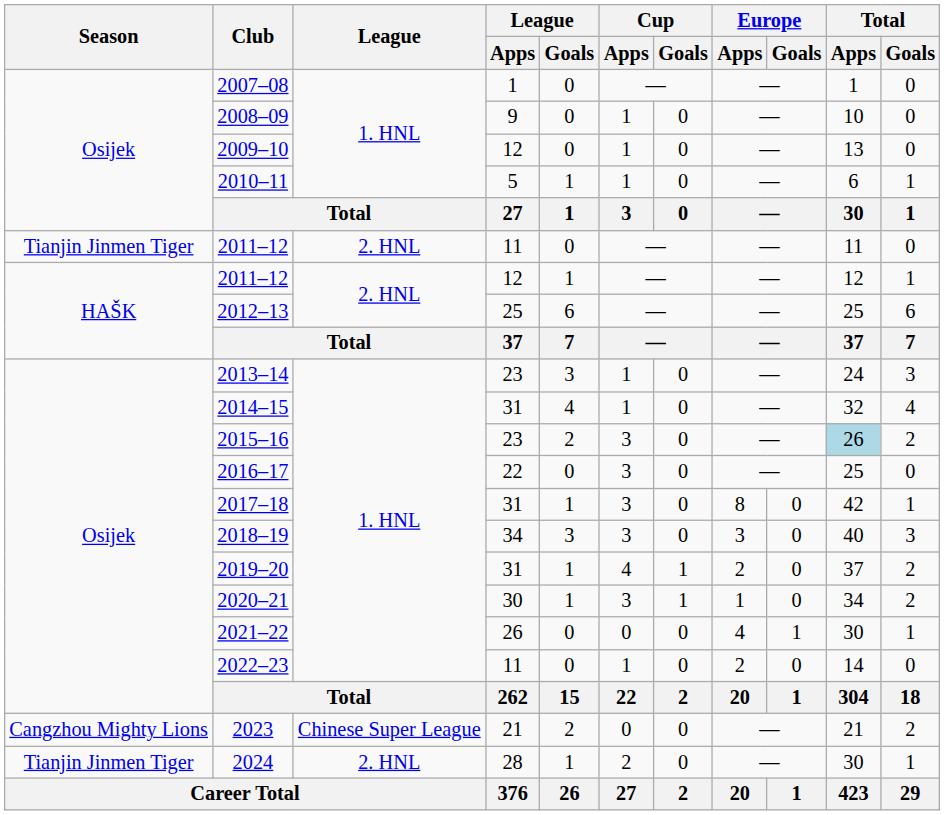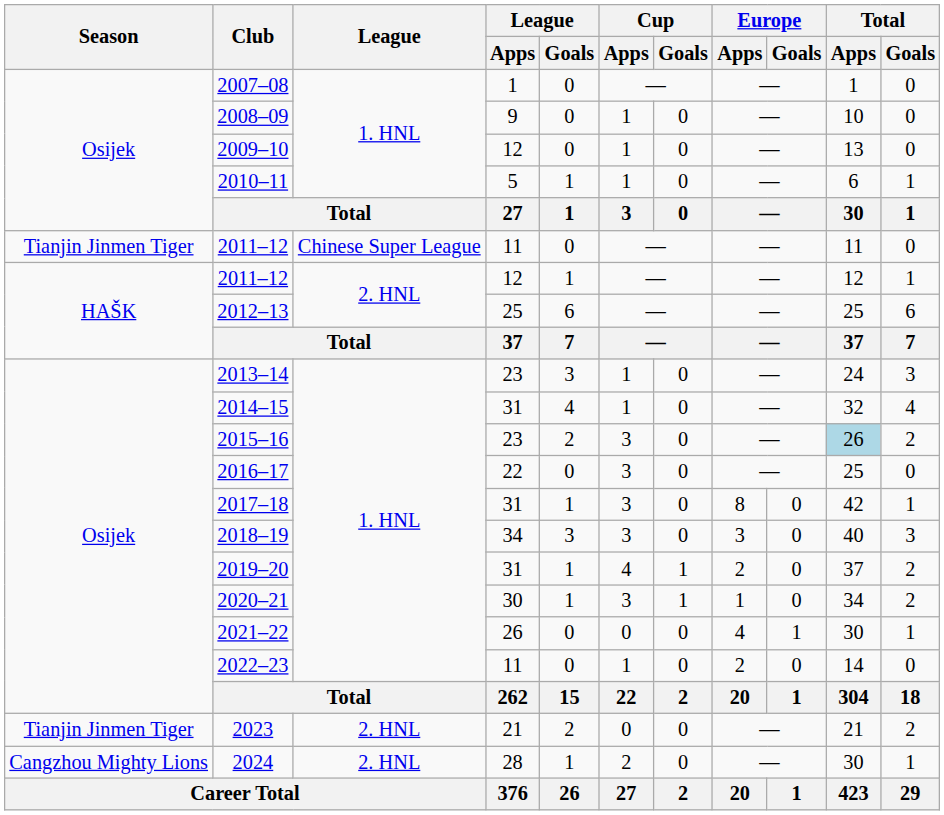(389, 246) 2. HNL -> (389, 246) Chinese Super League
(109, 729) Cangzhou Mighty Lions -> (109, 729) Tianjin Jinmen Tiger
(389, 729) Chinese Super League -> (389, 729) 2. HNL
(109, 761) Tianjin Jinmen Tiger -> (109, 761) Cangzhou Mighty Lions
